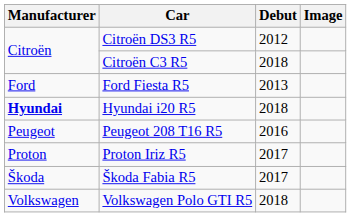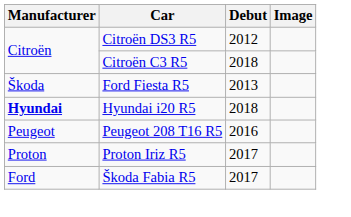(22, 85) Ford -> (26, 85) Škoda
(26, 177) Škoda -> (22, 177) Ford
- row: (177, 200)
